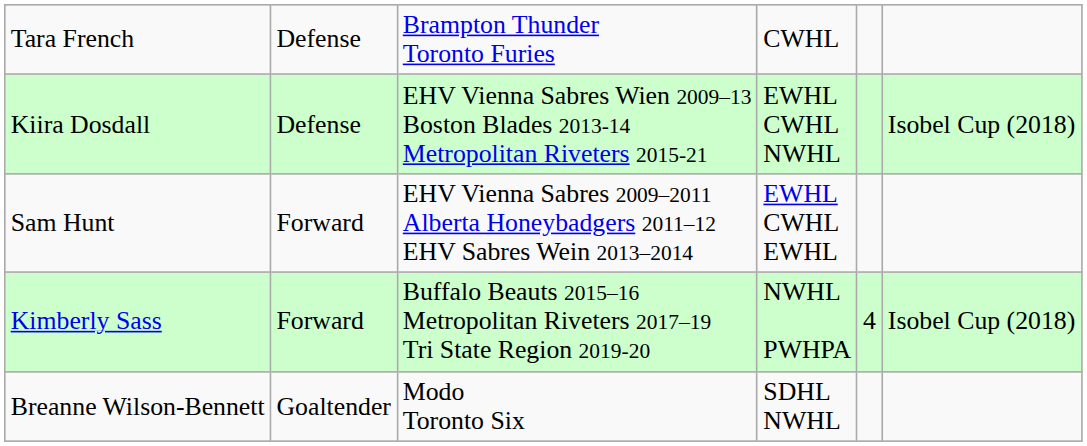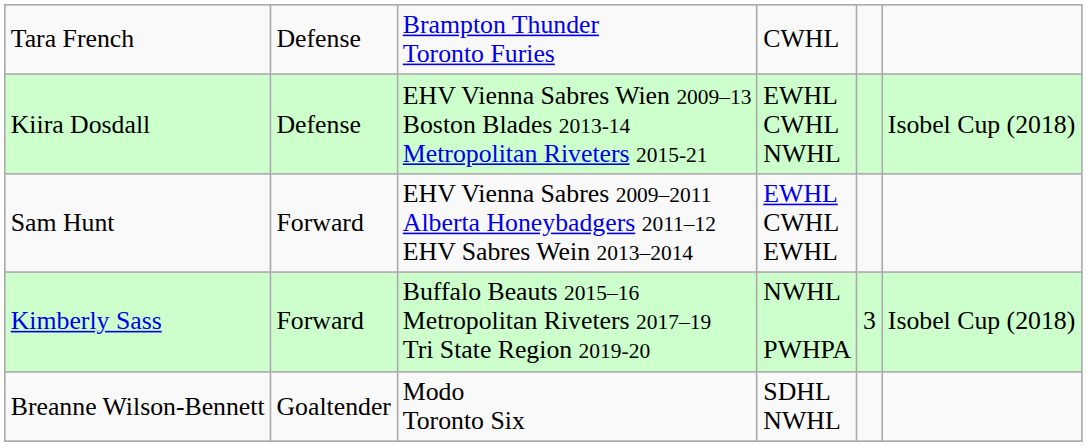(870, 321) 4 -> (870, 321) 3
